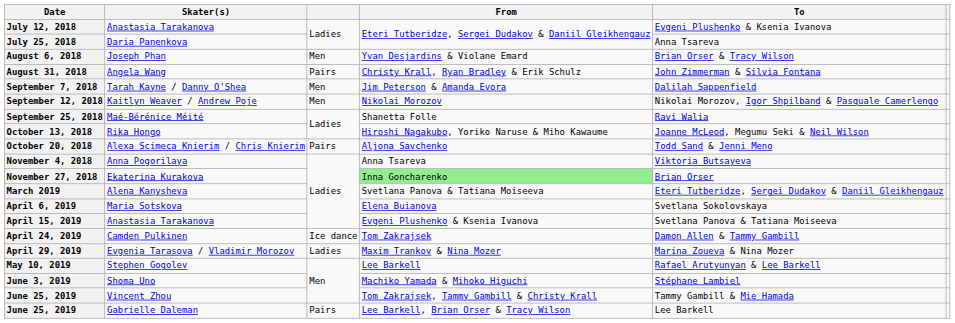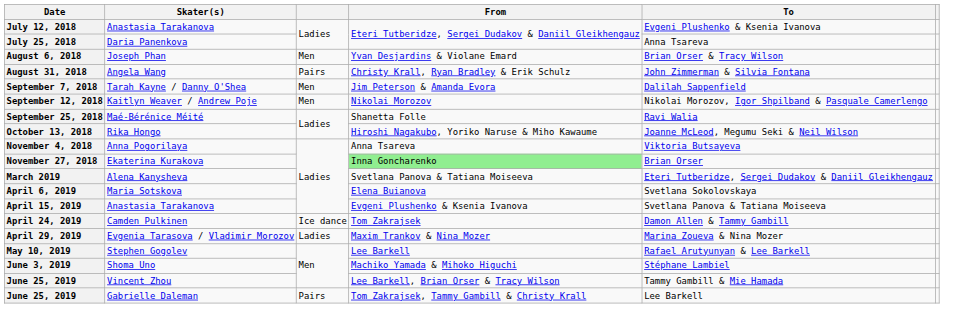- row: (49, 146)
(479, 295) Tom Zakrajsek, Tammy Gambill & Christy Krall -> (455, 280) Lee Barkell, Brian Orser & Tracy Wilson
(466, 310) Lee Barkell, Brian Orser & Tracy Wilson -> (469, 295) Tom Zakrajsek, Tammy Gambill & Christy Krall
